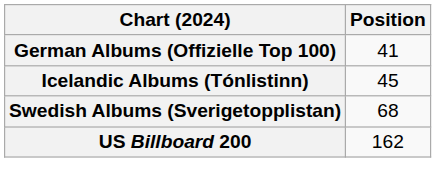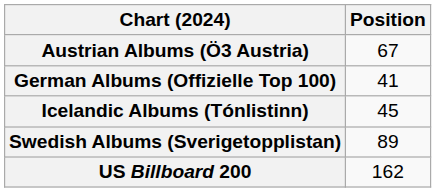+ row: (175, 50)
(388, 111) 68 -> (388, 141) 89
